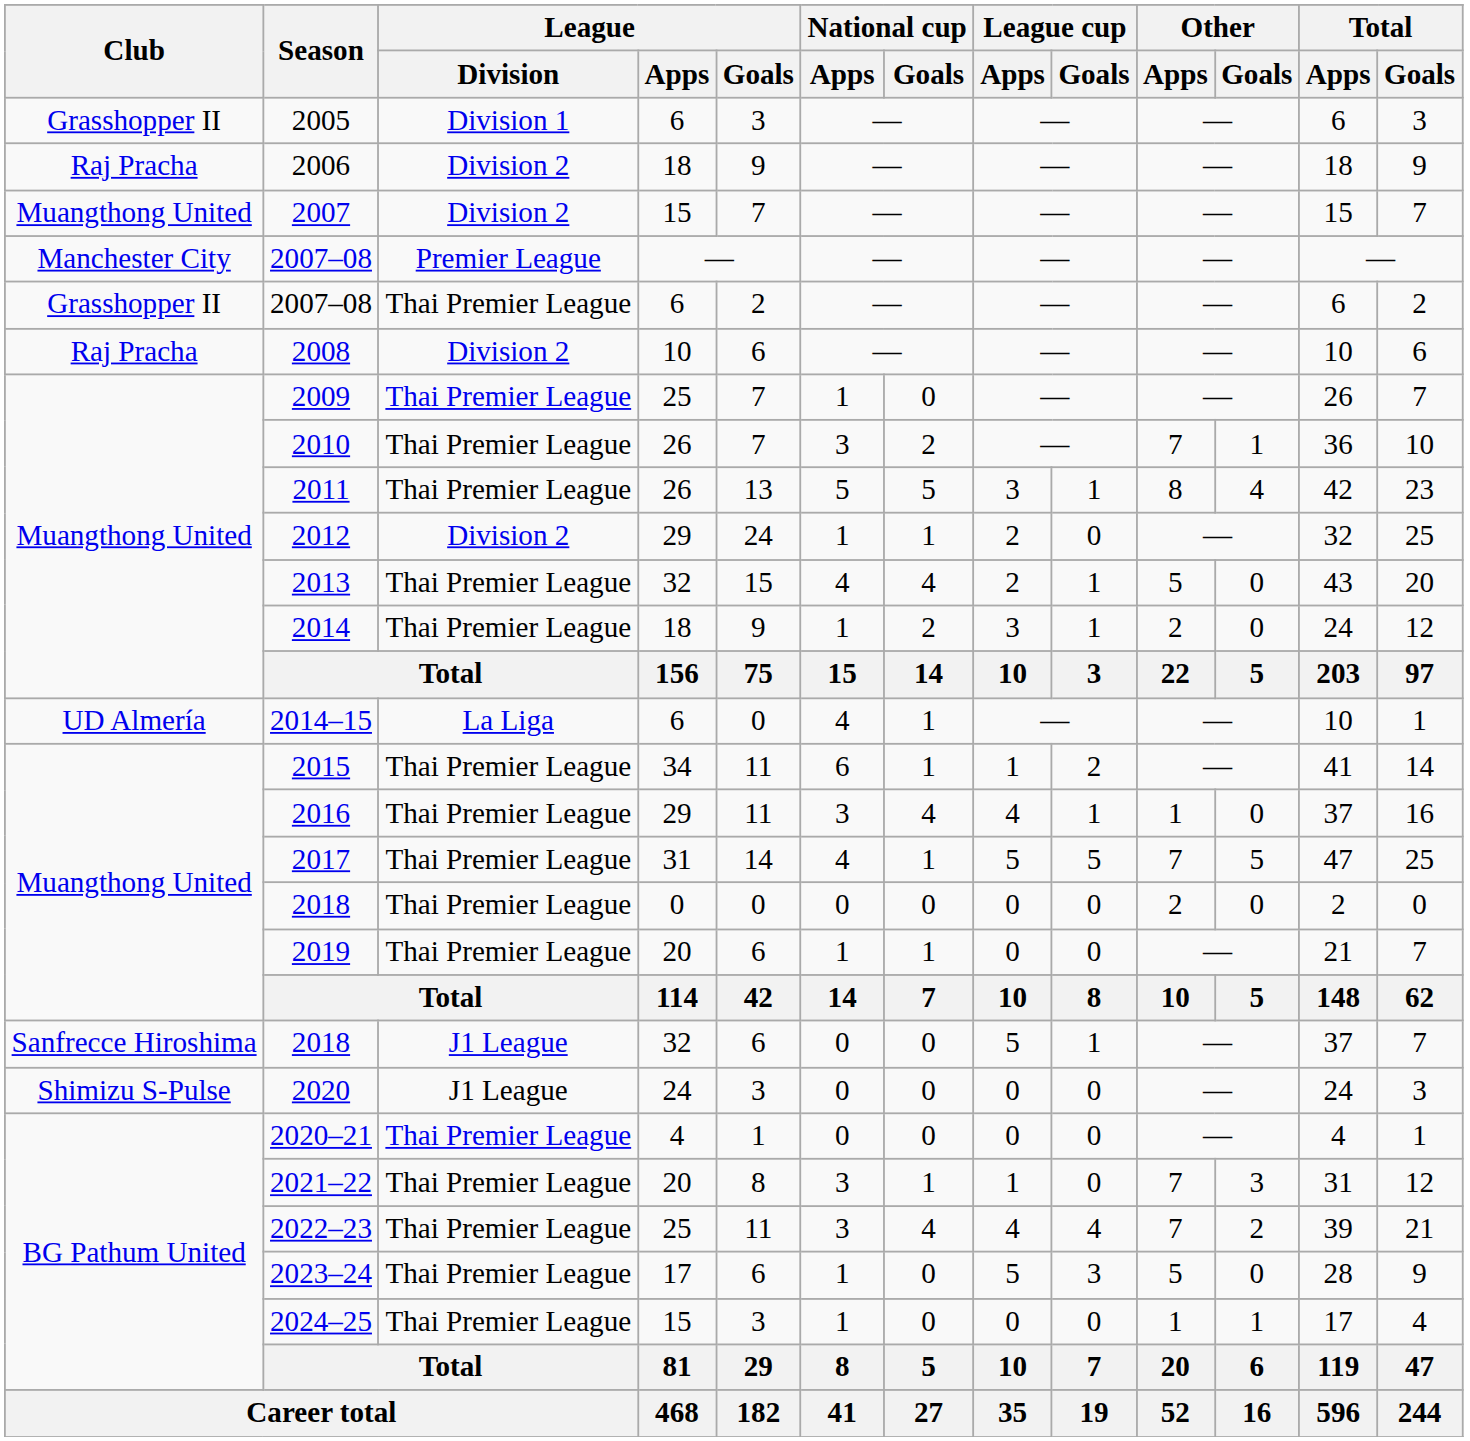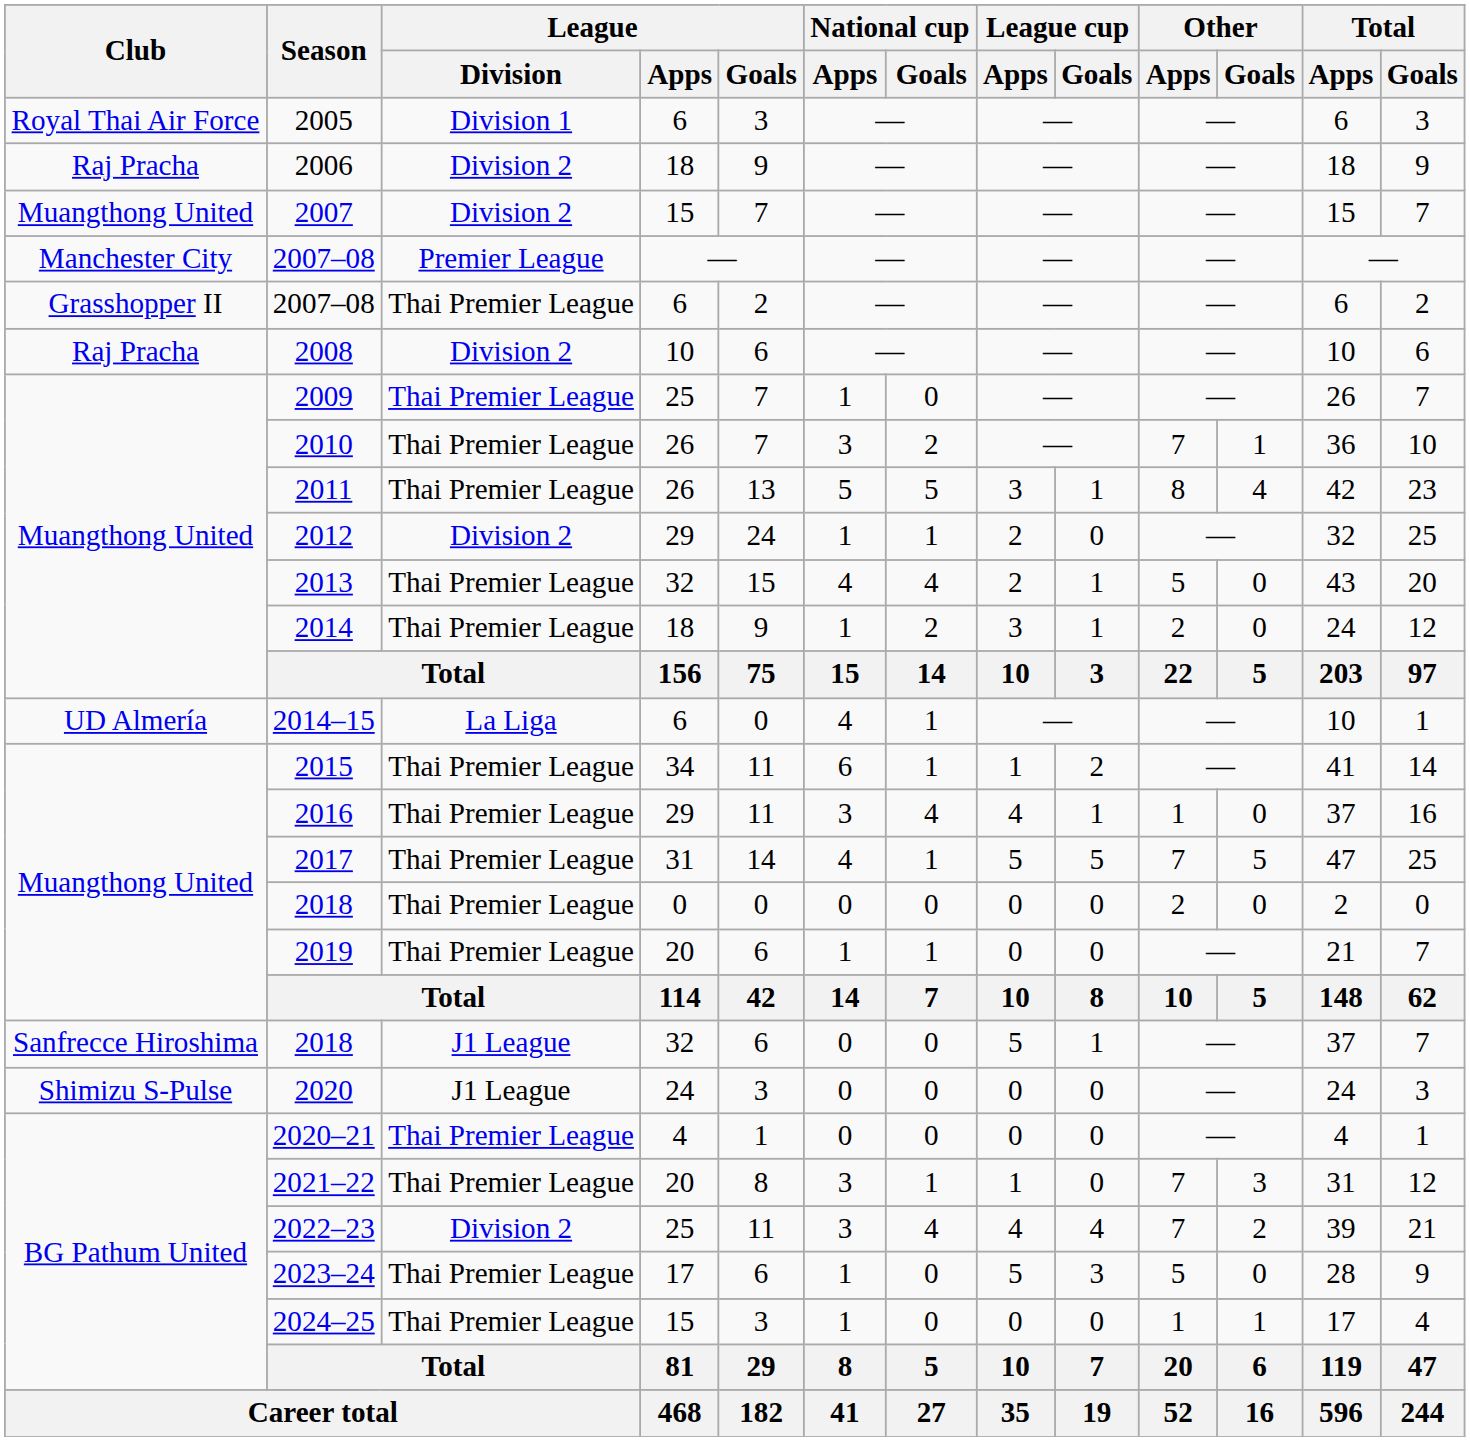(134, 119) Grasshopper II -> (135, 119) Royal Thai Air Force
(508, 1228) Thai Premier League -> (511, 1228) Division 2
